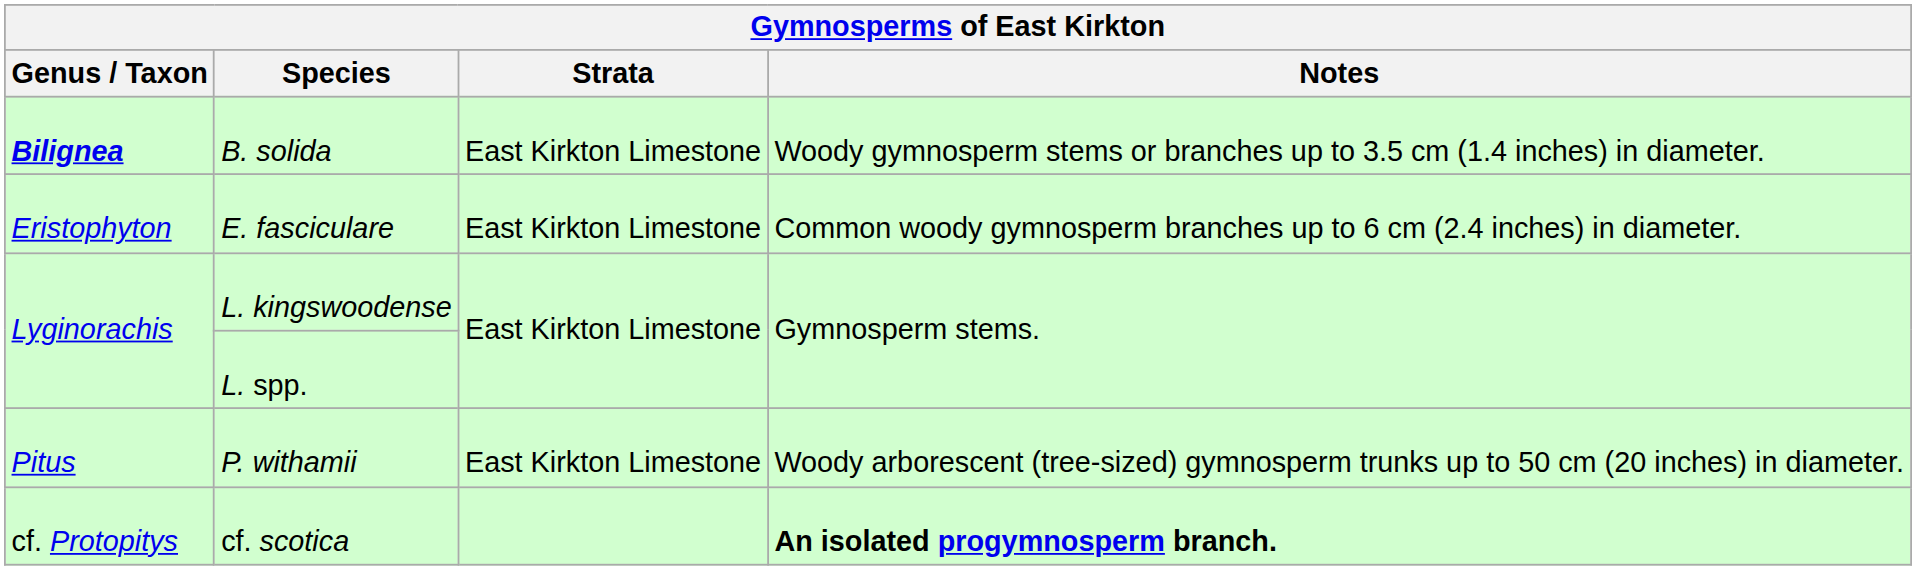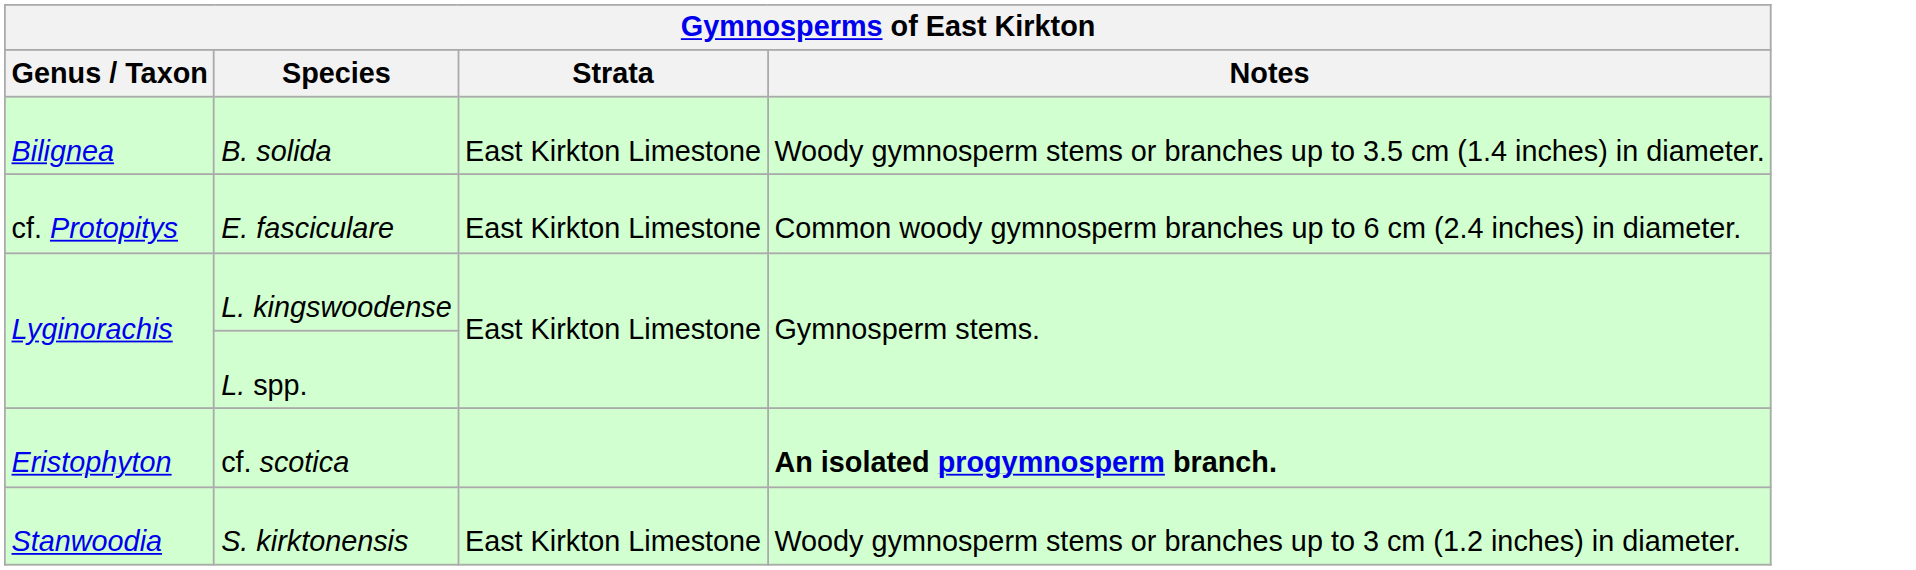(68, 151) bold -> (63, 151) normal
(92, 229) Eristophyton -> (95, 229) cf. Protopitys
- row: (289, 463)
(95, 541) cf. Protopitys -> (92, 463) Eristophyton
+ row: (315, 541)
